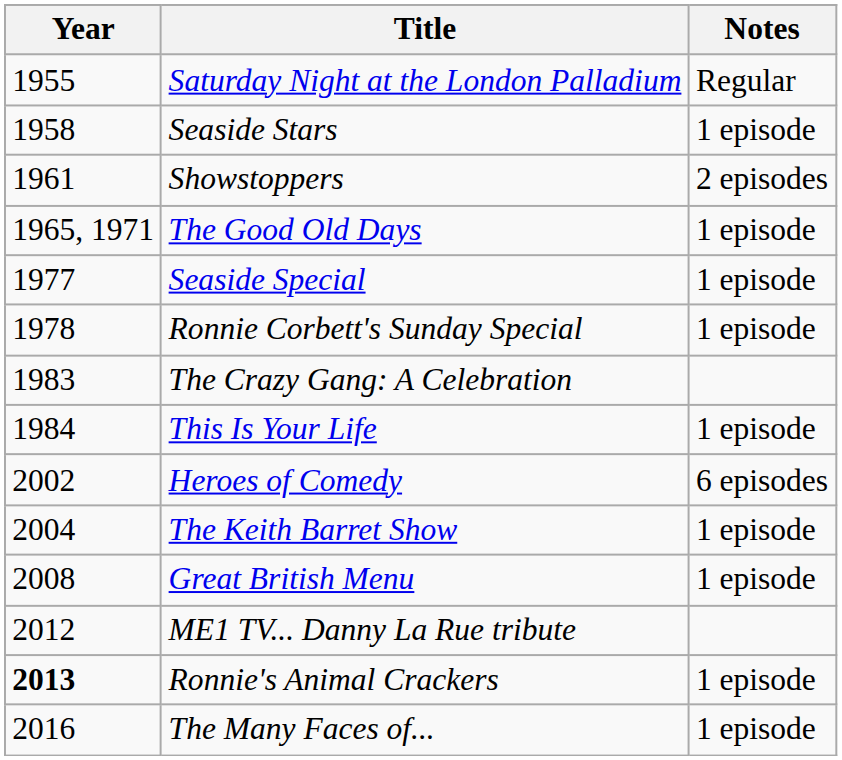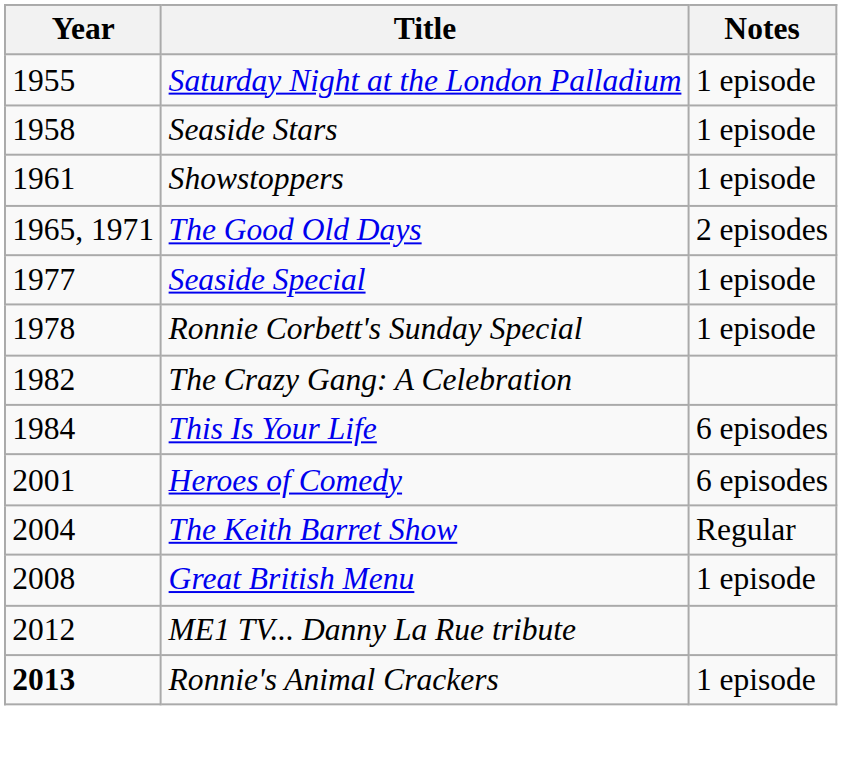(746, 79) Regular -> (756, 79) 1 episode
(762, 179) 2 episodes -> (756, 179) 1 episode
(756, 229) 1 episode -> (762, 229) 2 episodes
(44, 379) 1983 -> (44, 379) 1982
(756, 429) 1 episode -> (762, 429) 6 episodes
(44, 479) 2002 -> (44, 479) 2001
(756, 529) 1 episode -> (746, 529) Regular
- row: (302, 729)
